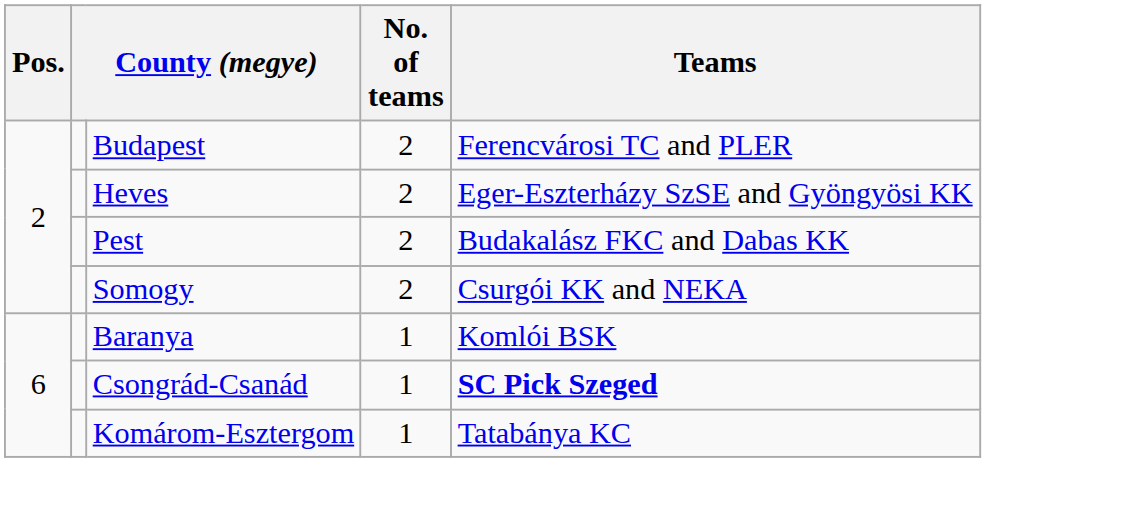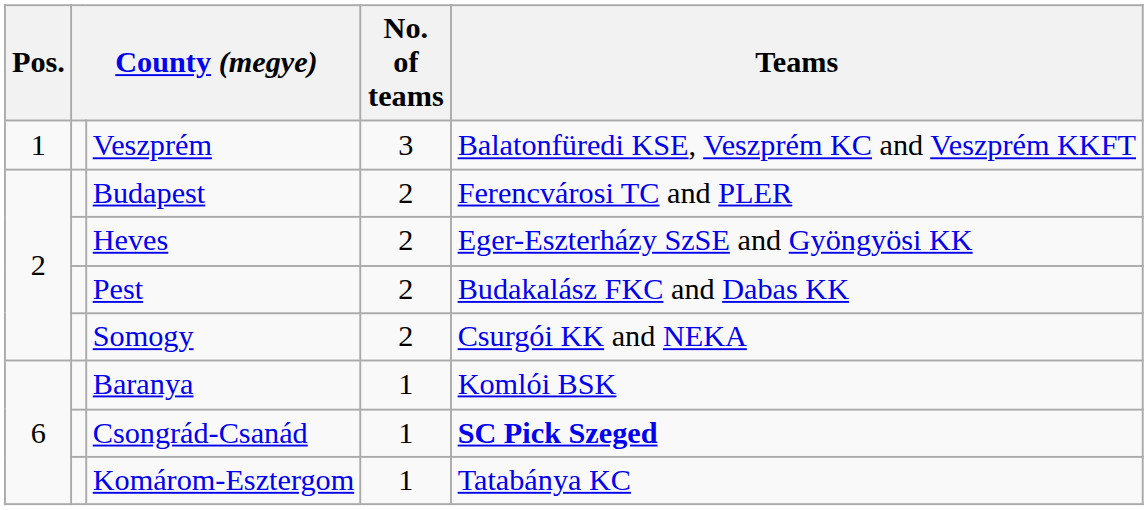+ row: (152, 144)
